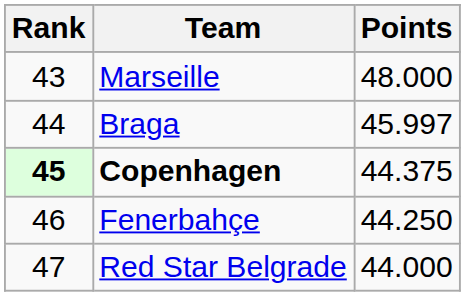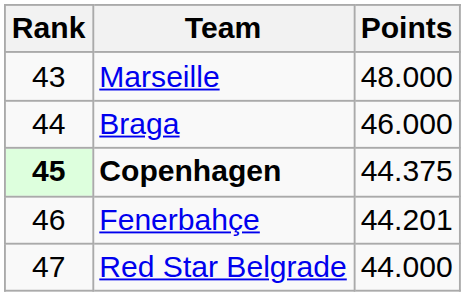(407, 123) 45.997 -> (407, 123) 46.000
(407, 219) 44.250 -> (407, 219) 44.201
